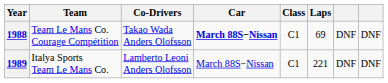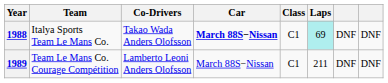(75, 35) Team Le Mans Co. Courage Compétition -> (70, 35) Italya Sports Team Le Mans Co.
(321, 35) no background -> (321, 35) paleturquoise background
(70, 64) Italya Sports Team Le Mans Co. -> (75, 64) Team Le Mans Co. Courage Compétition
(321, 64) 221 -> (321, 64) 211
